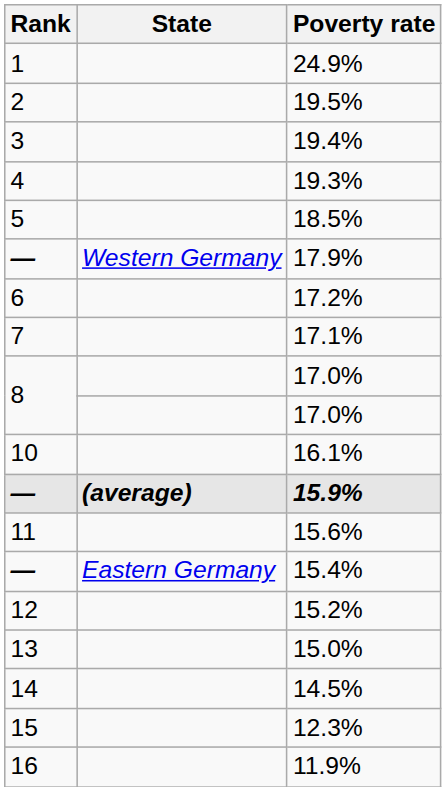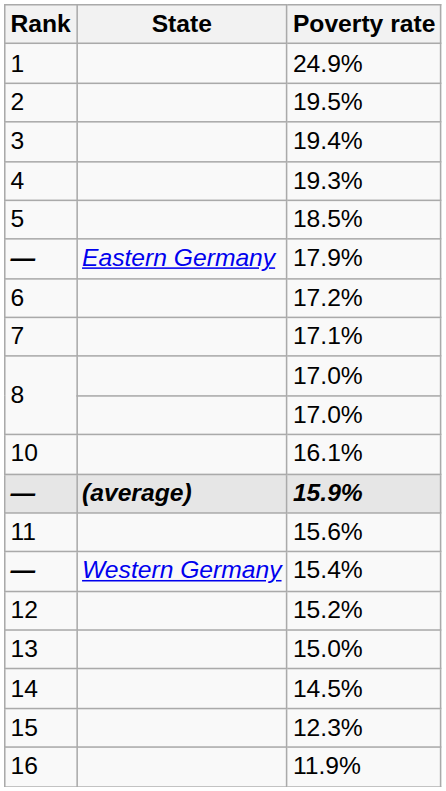(182, 258) Western Germany -> (179, 258) Eastern Germany
(179, 571) Eastern Germany -> (182, 571) Western Germany
